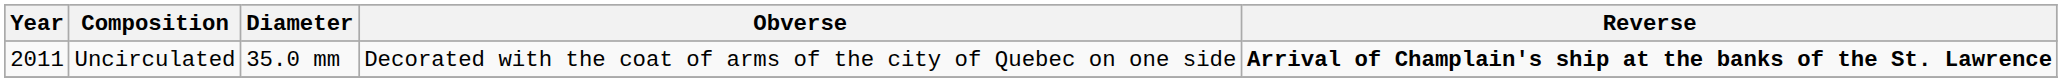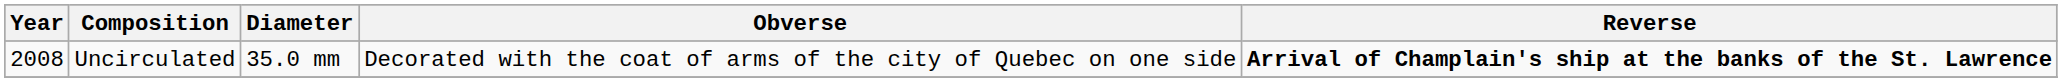(37, 60) 2011 -> (37, 60) 2008
